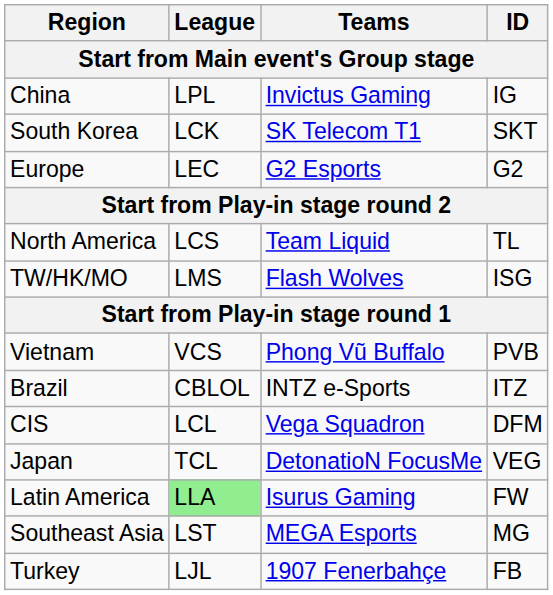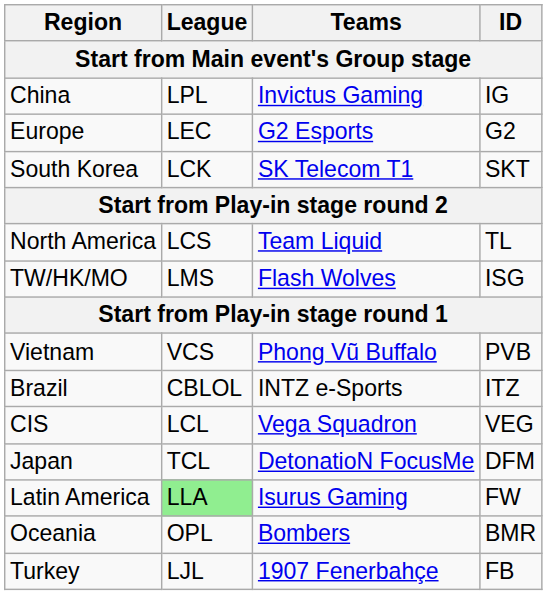rows swapped: (47, 168) <-> (74, 132)
(518, 424) DFM -> (509, 424) VEG
(517, 461) VEG -> (510, 461) DFM
+ row: (53, 534)
- row: (87, 534)
